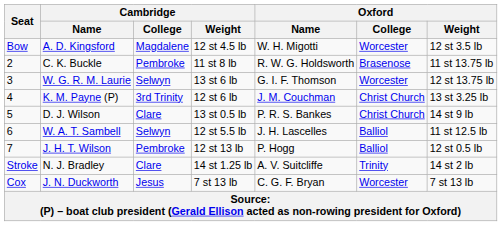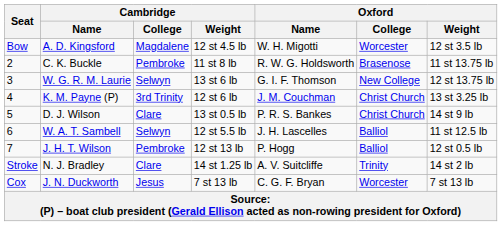(384, 81) Worcester -> (390, 81) New College
